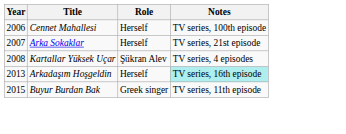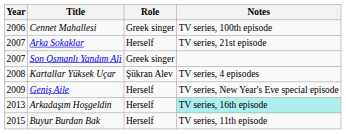(134, 27) Herself -> (150, 27) Greek singer
+ row: (76, 59)
+ row: (49, 90)
(144, 90) Greek singer -> (140, 121) Herself
